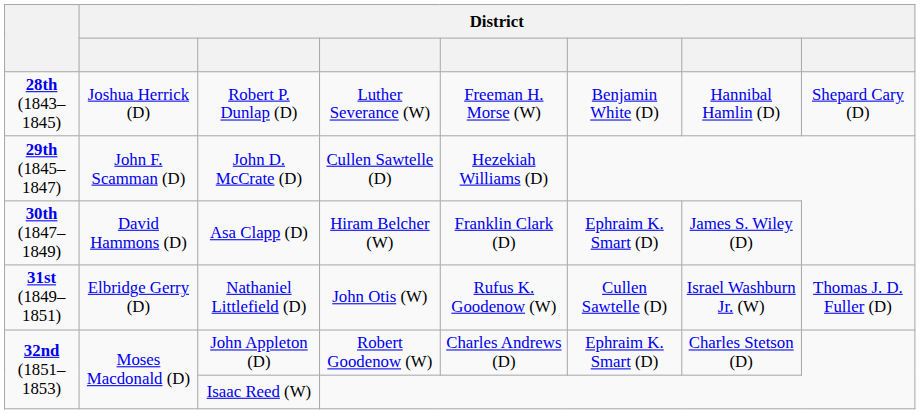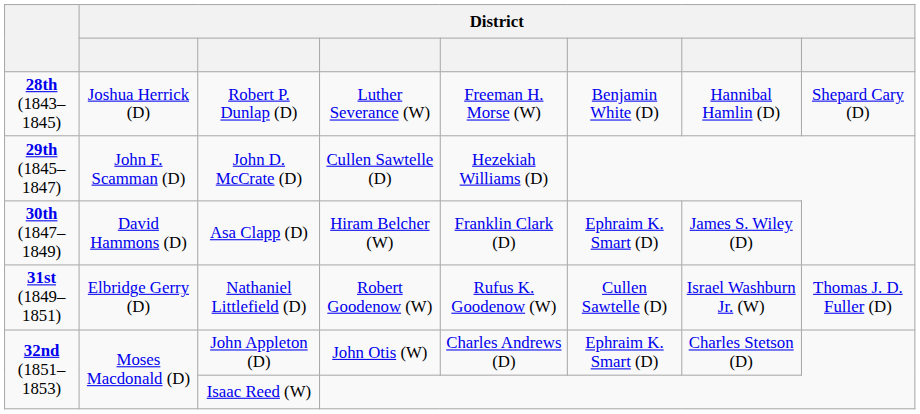(380, 297) John Otis (W) -> (380, 297) Robert Goodenow (W)
(380, 352) Robert Goodenow (W) -> (380, 352) John Otis (W)
